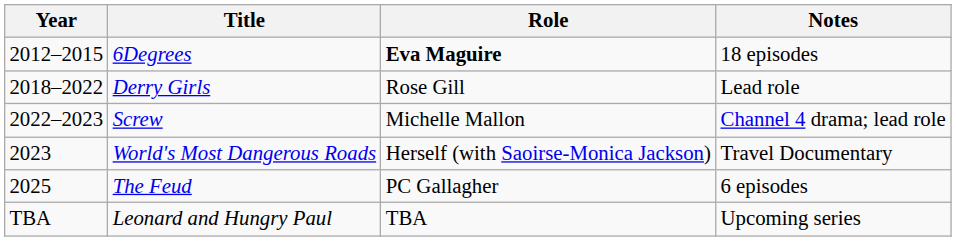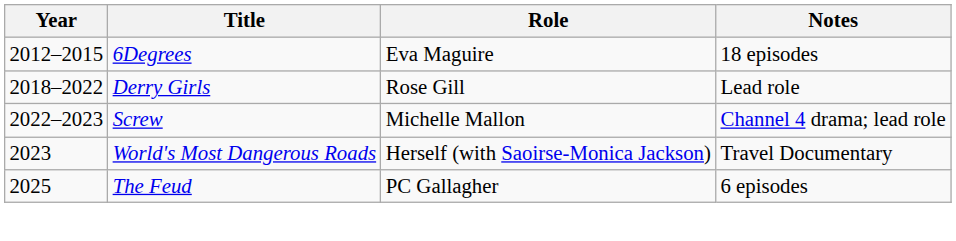(444, 53) bold -> (440, 53) normal
- row: (222, 218)
